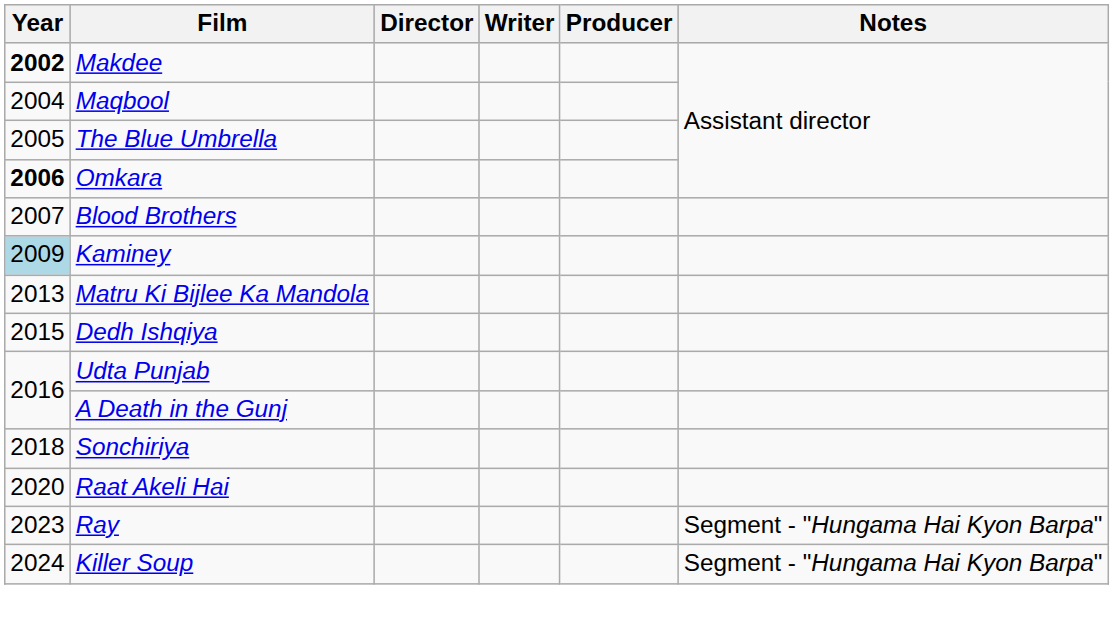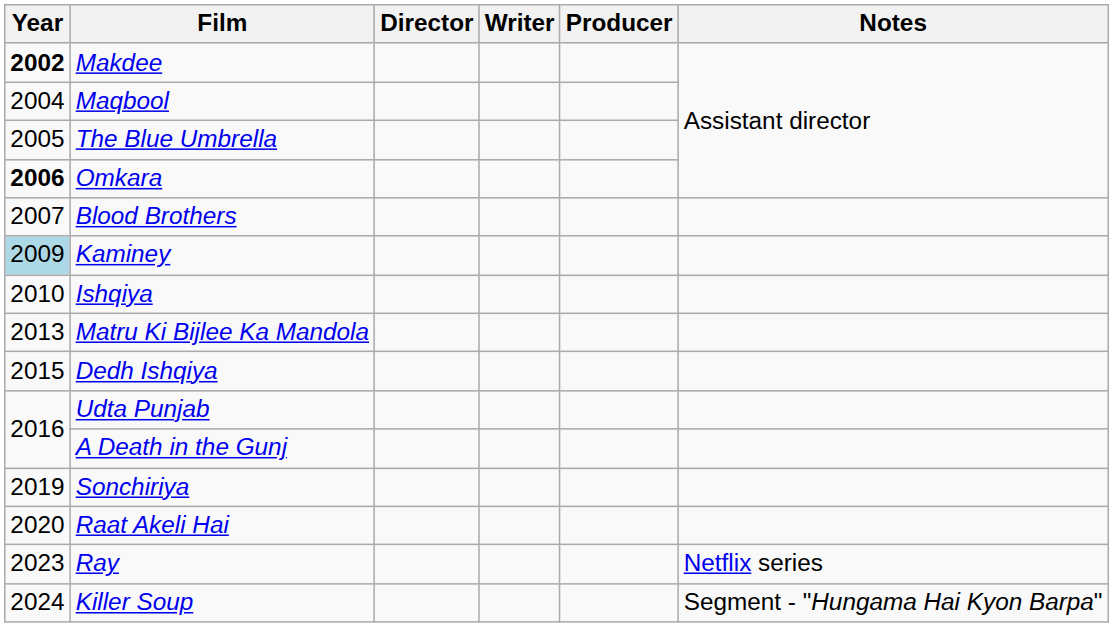+ row: (114, 293)
(37, 448) 2018 -> (37, 486) 2019
(893, 525) Segment - "Hungama Hai Kyon Barpa" -> (753, 563) Netflix series
